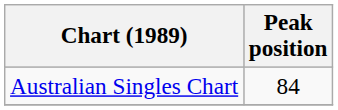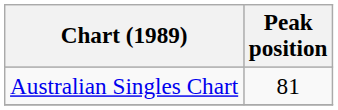(288, 85) 84 -> (288, 85) 81
